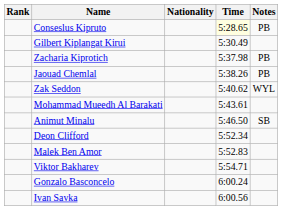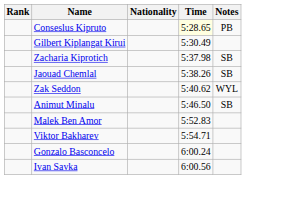(264, 58) PB -> (227, 58) SB
(264, 74) PB -> (227, 74) SB
- row: (98, 105)
- row: (61, 136)
